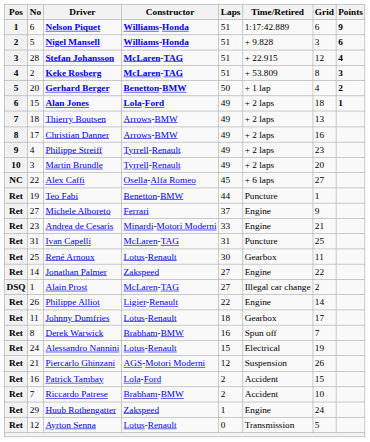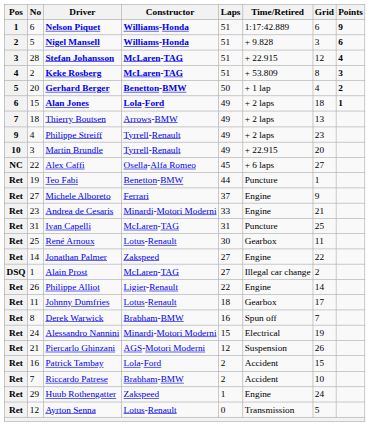- row: (77, 134)
(259, 165) + 2 laps -> (261, 149) + 22.915
(150, 348) Lotus-Renault -> (170, 333) Minardi-Motori Moderni
